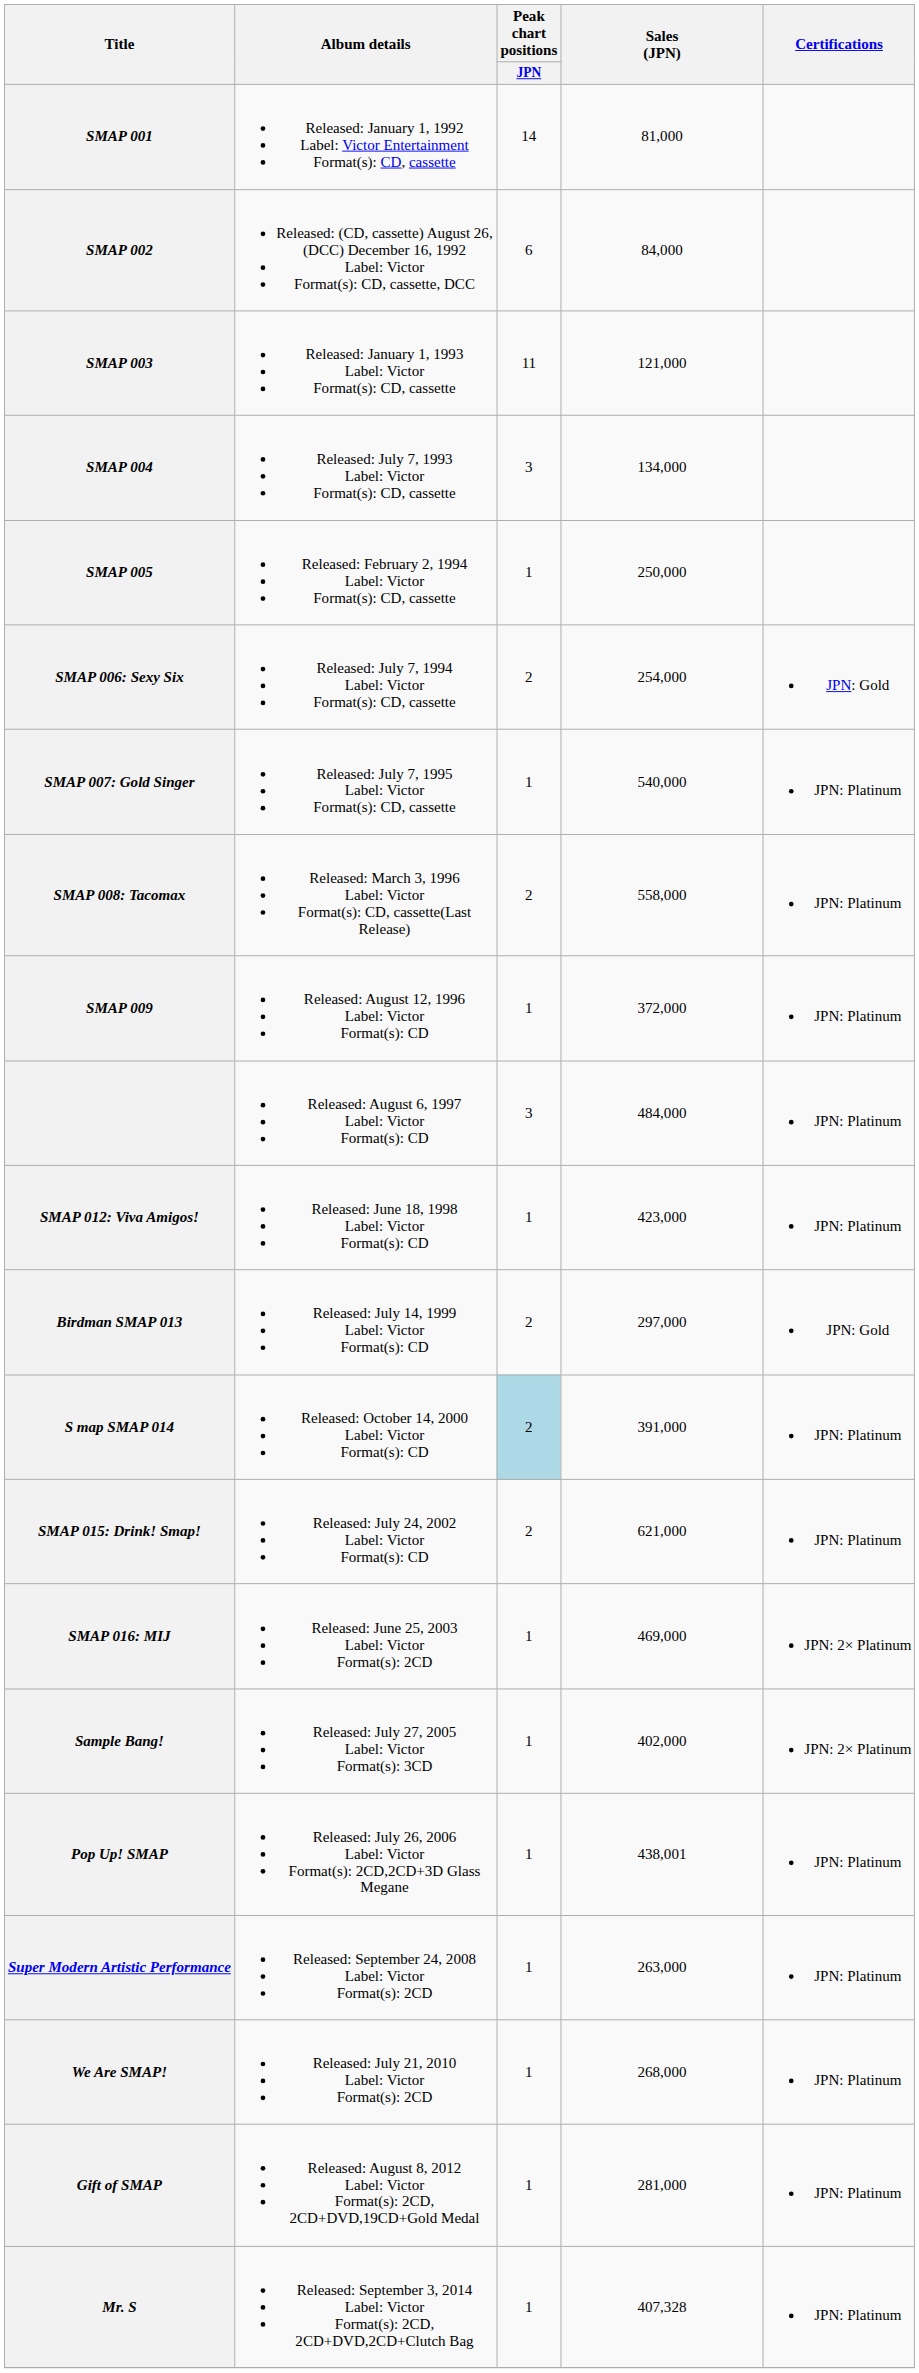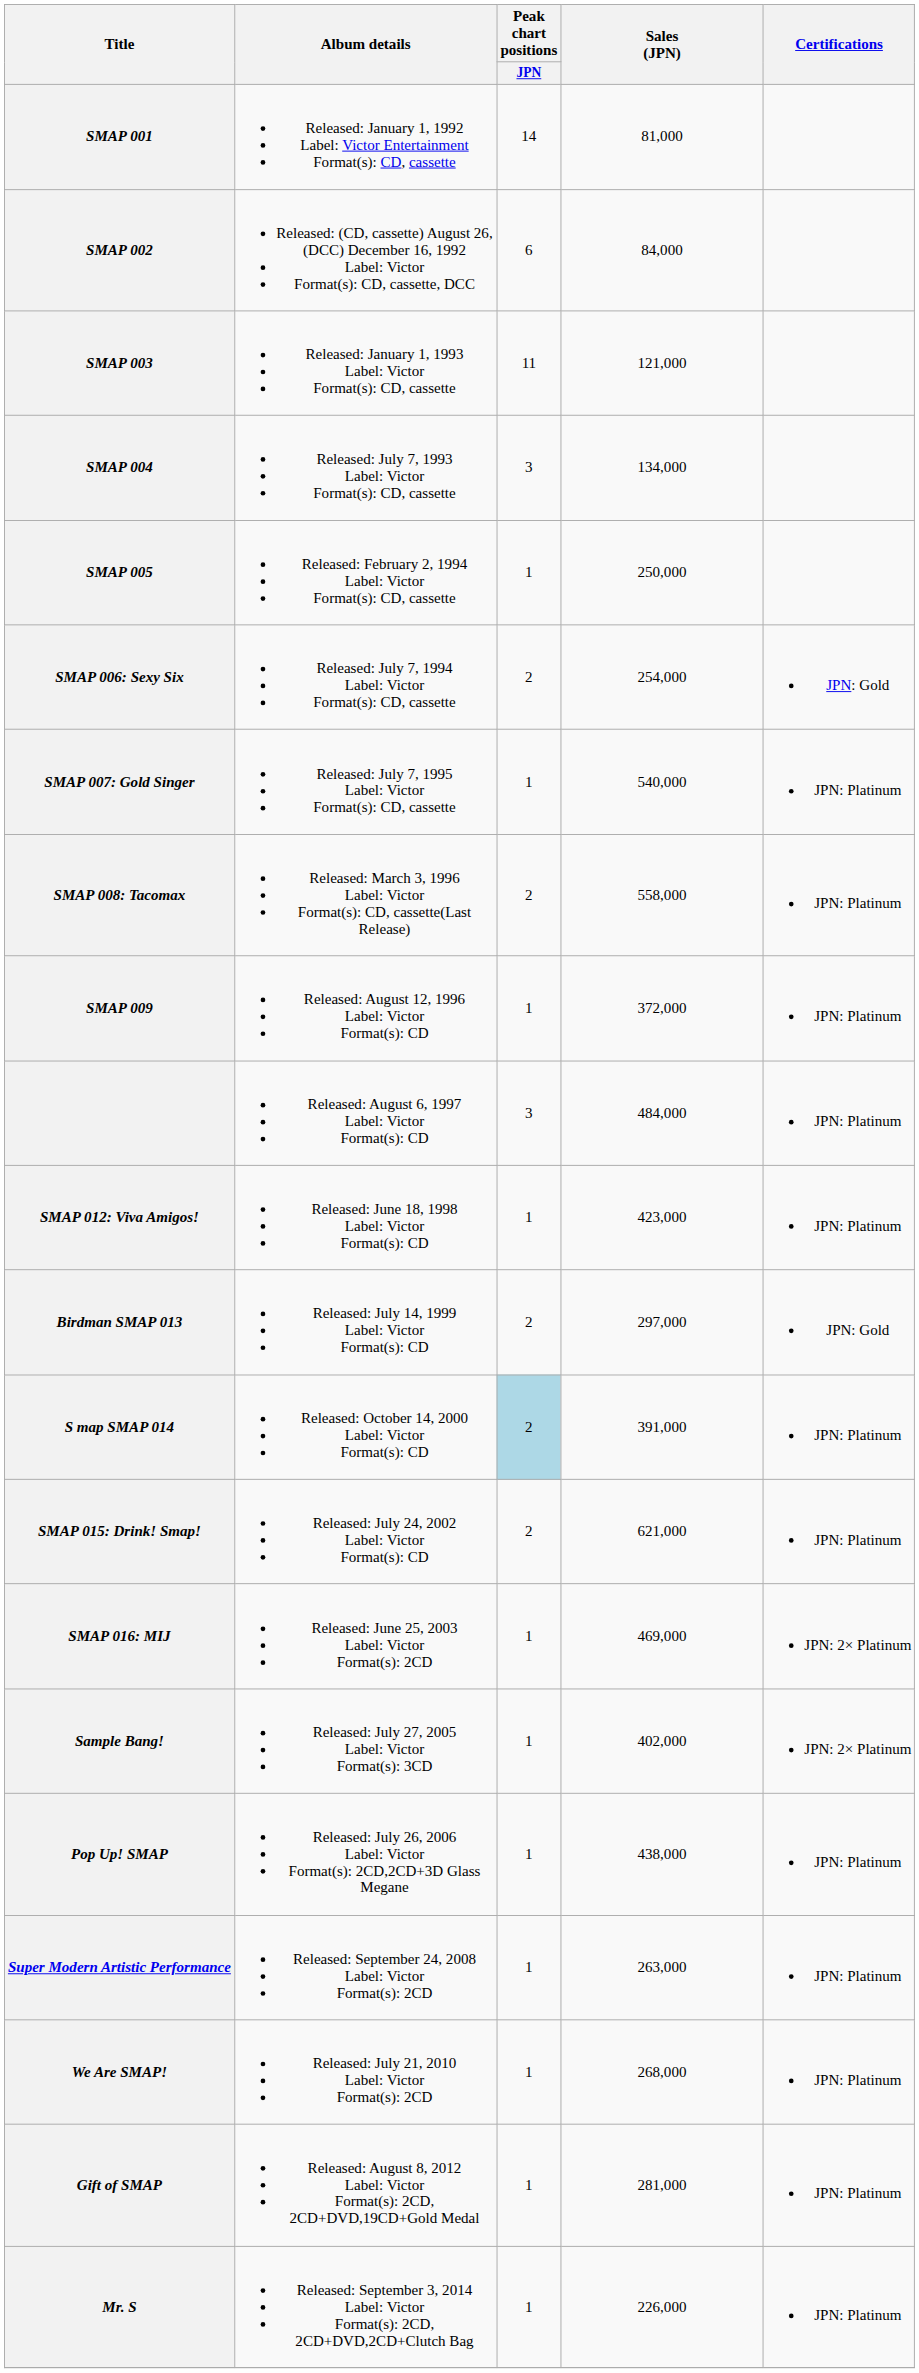(662, 1854) 438,001 -> (662, 1854) 438,000
(662, 2306) 407,328 -> (662, 2306) 226,000
